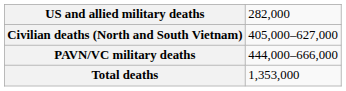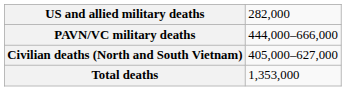rows swapped: (125, 55) <-> (125, 34)
